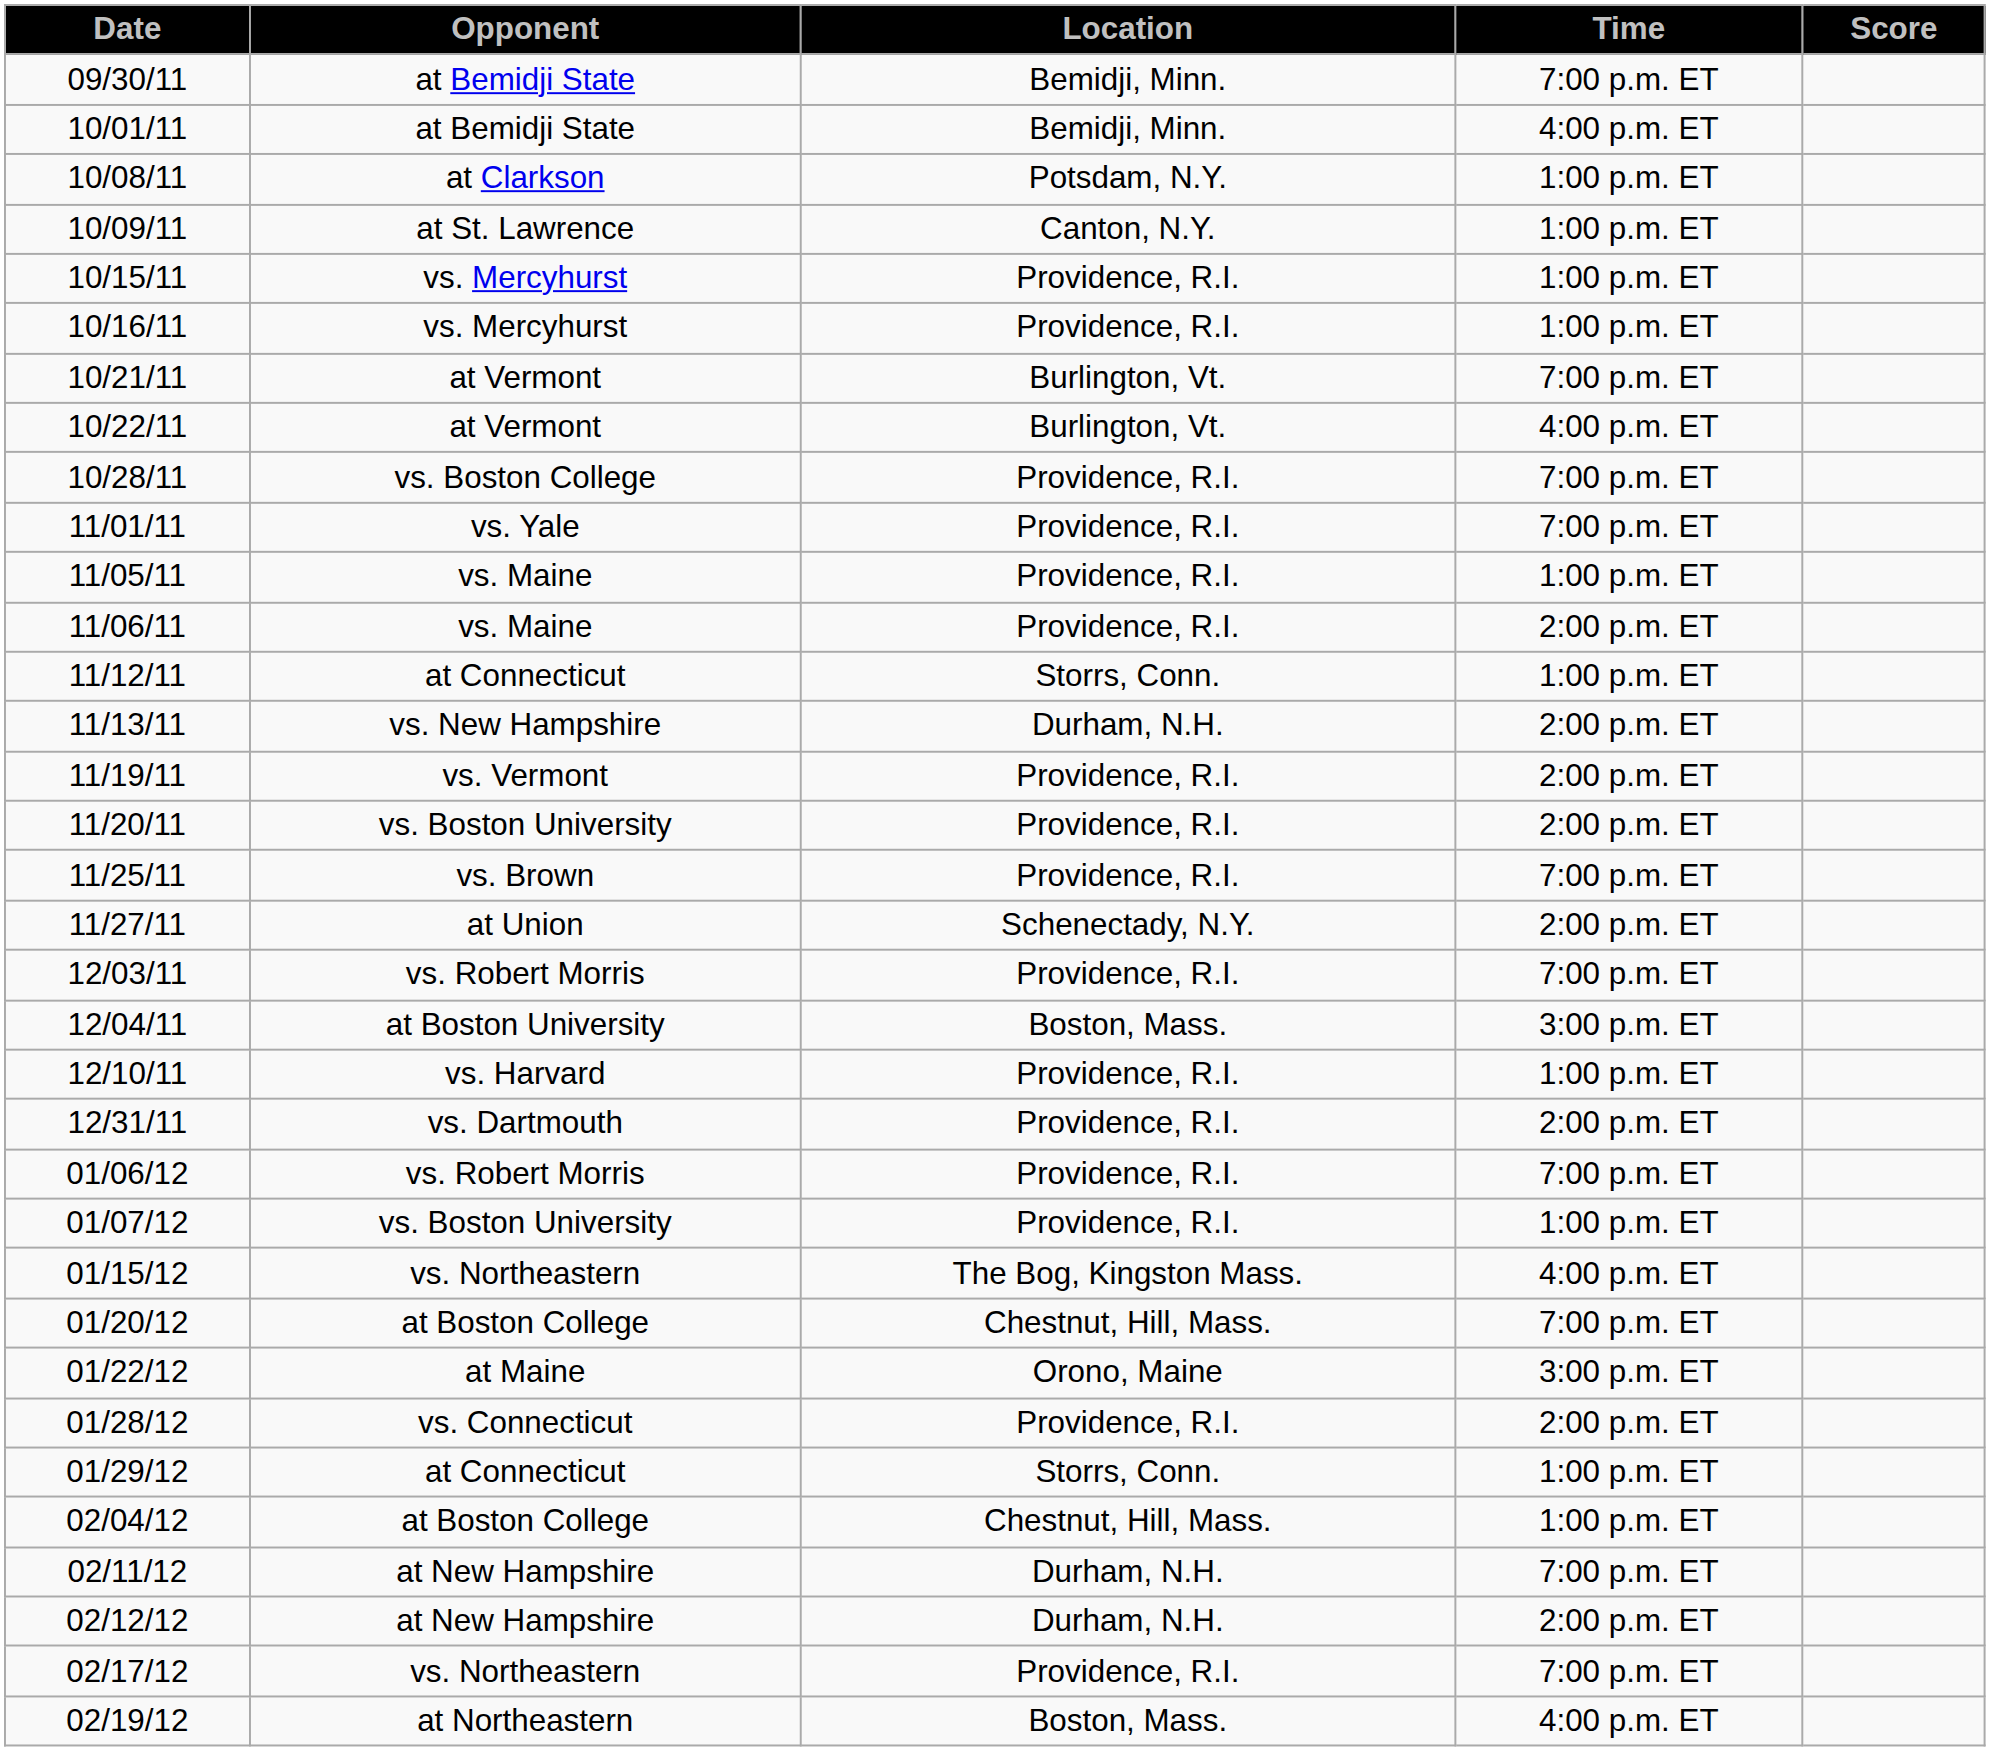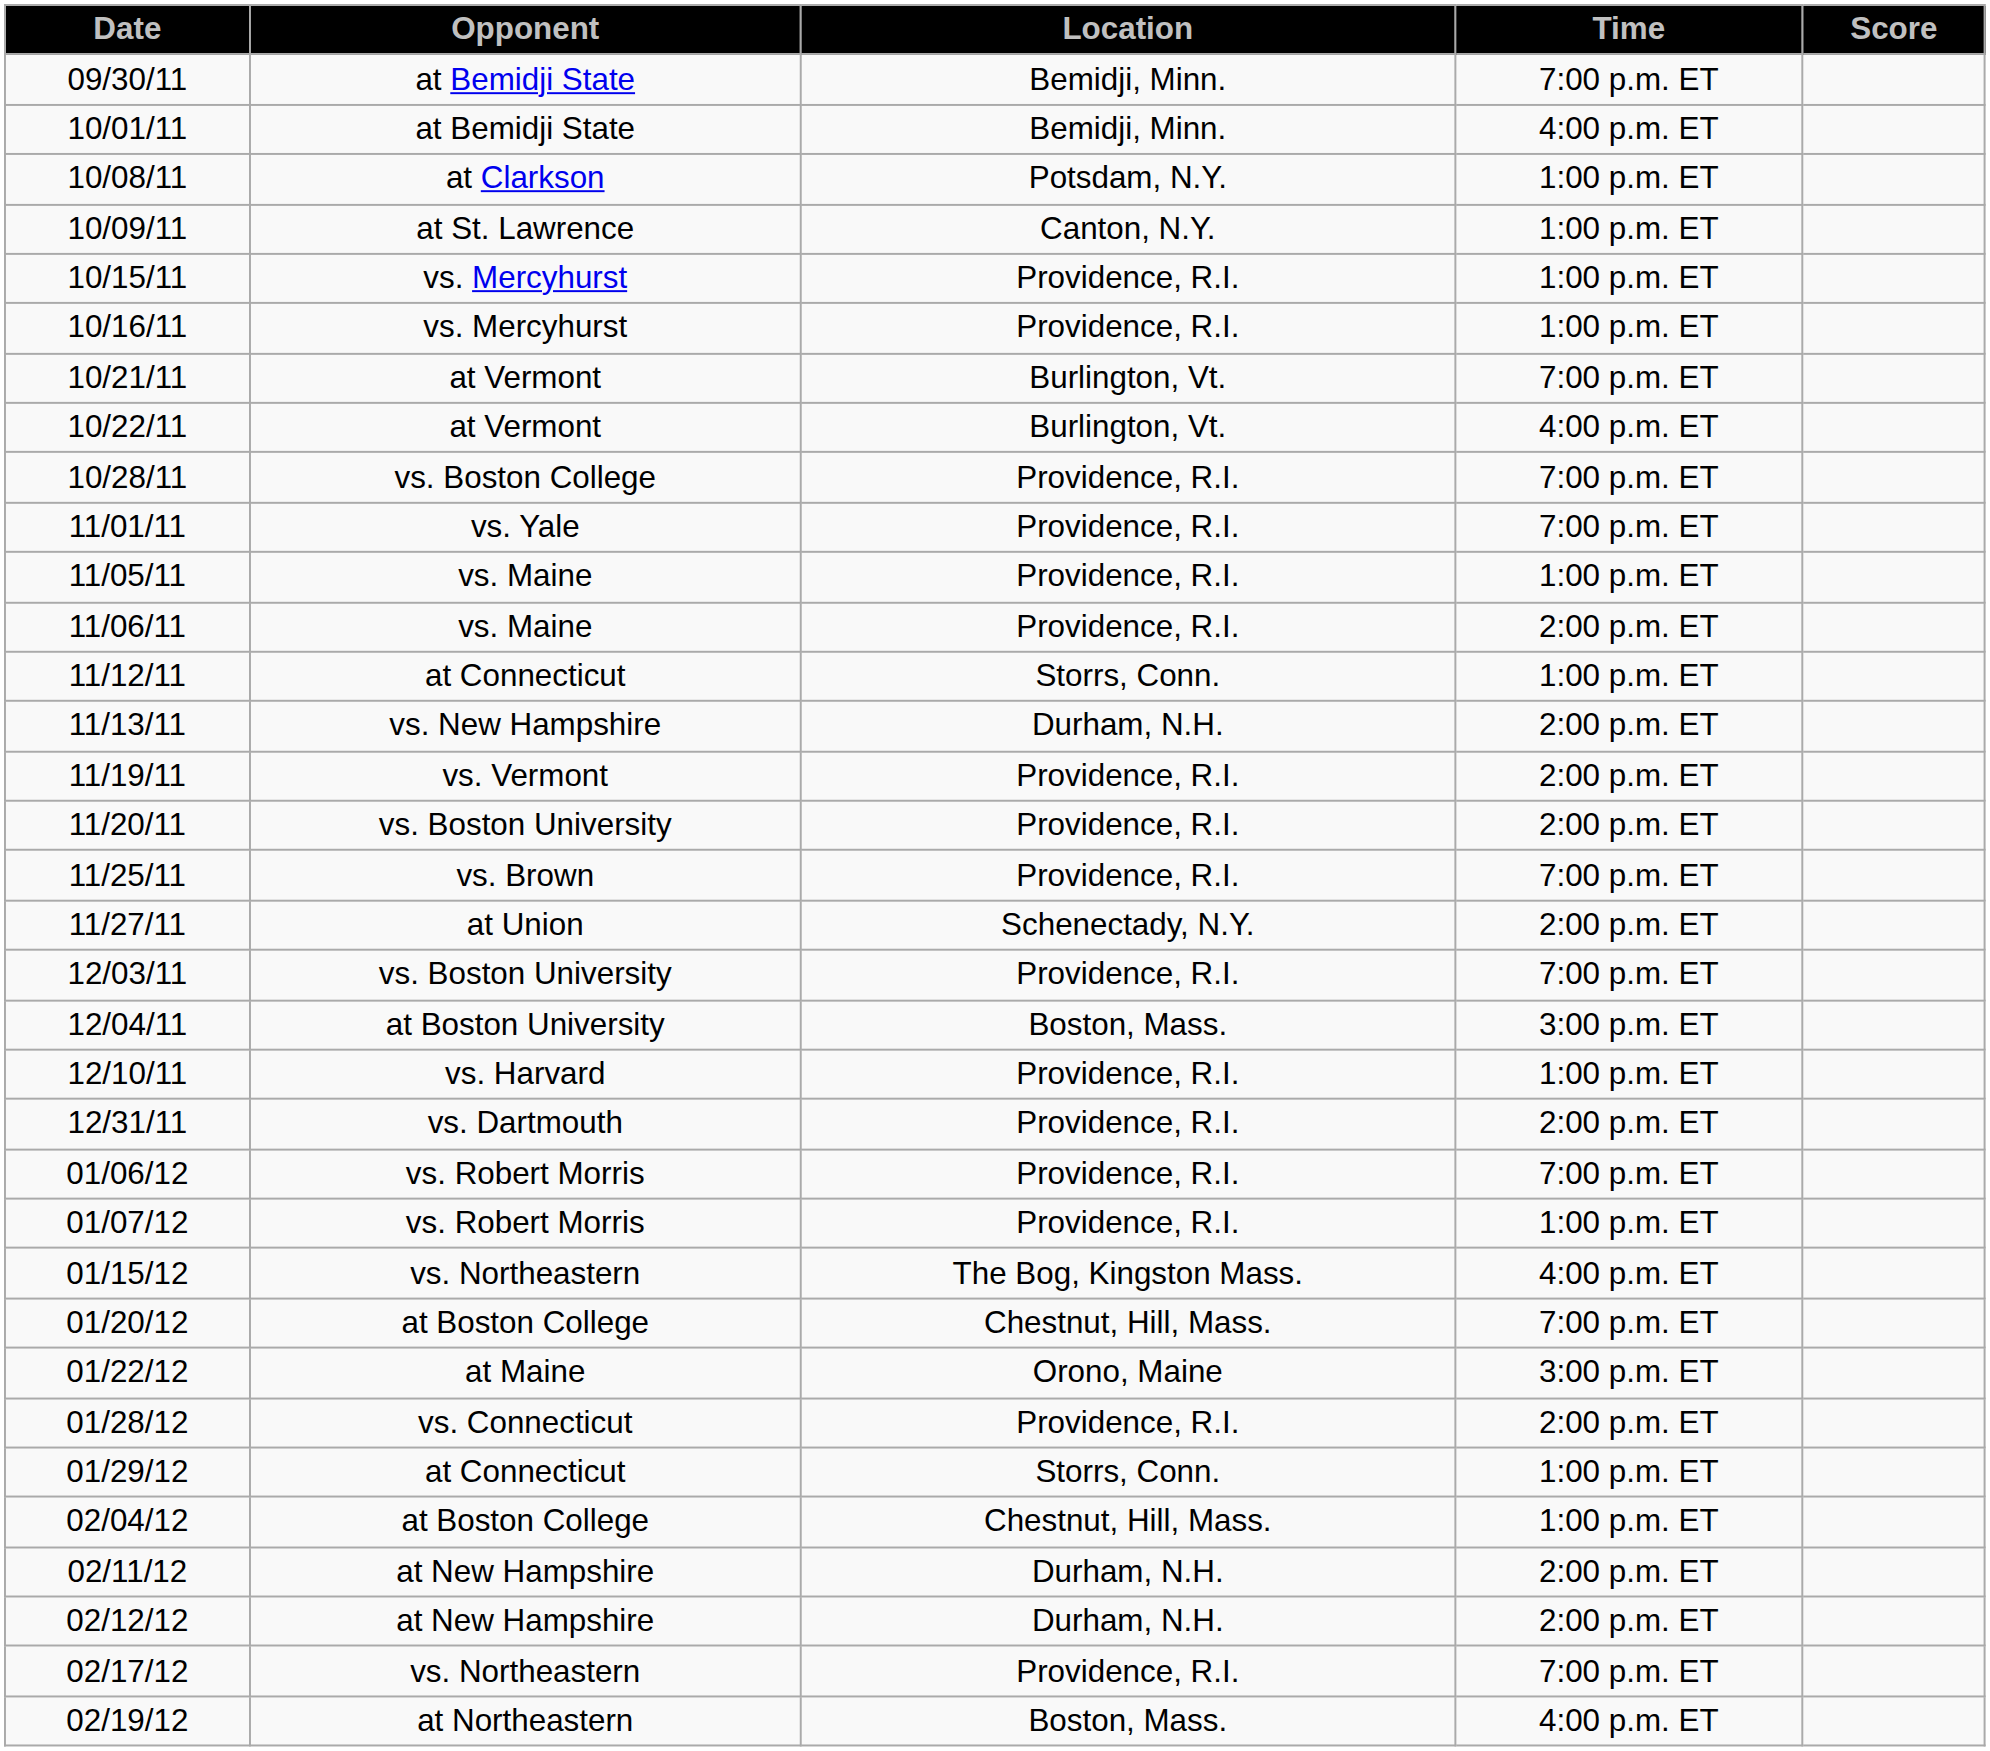(525, 974) vs. Robert Morris -> (525, 974) vs. Boston University
(525, 1223) vs. Boston University -> (525, 1223) vs. Robert Morris
(1629, 1571) 7:00 p.m. ET -> (1629, 1571) 2:00 p.m. ET
